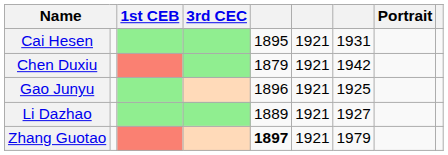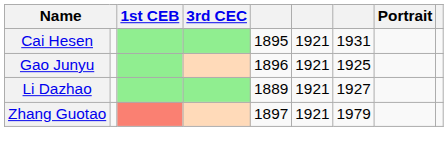- row: (57, 65)
(271, 138) bold -> (271, 114) normal
